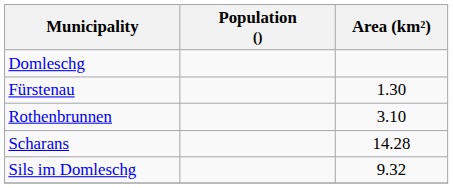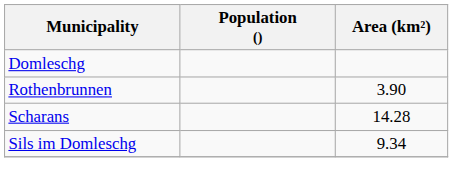- row: (42, 90)
(391, 116) 3.10 -> (391, 90) 3.90
(391, 169) 9.32 -> (391, 143) 9.34
